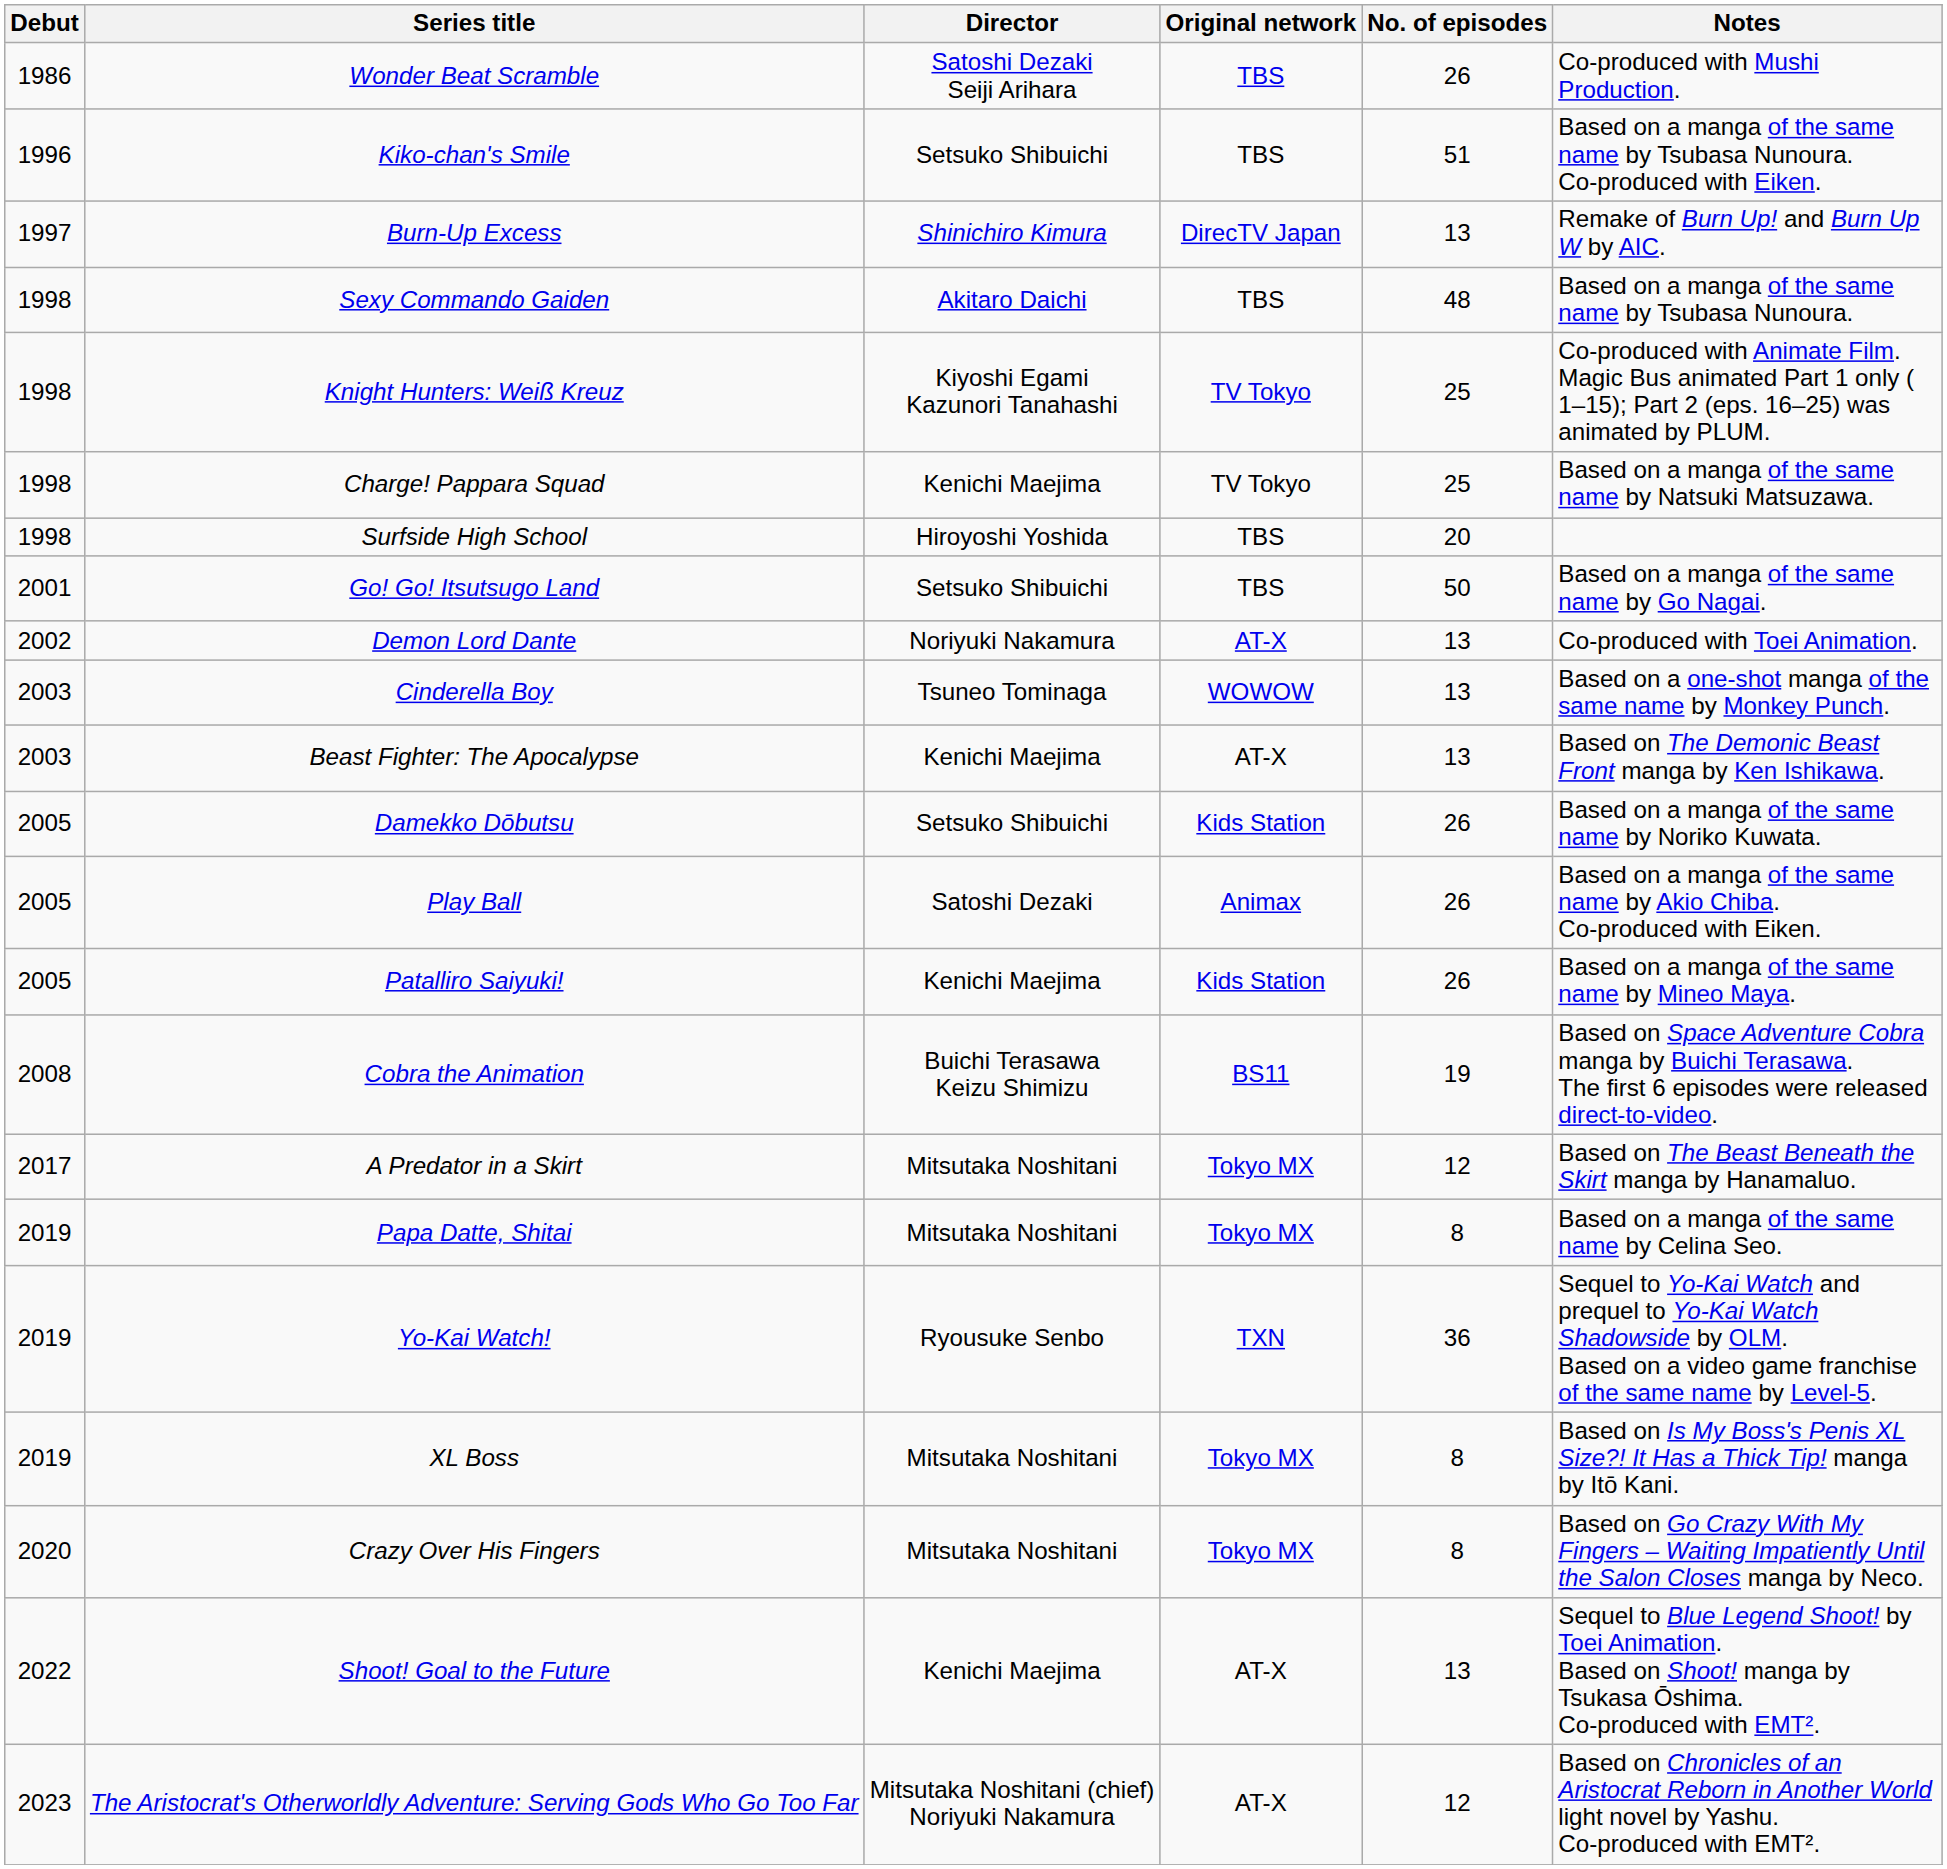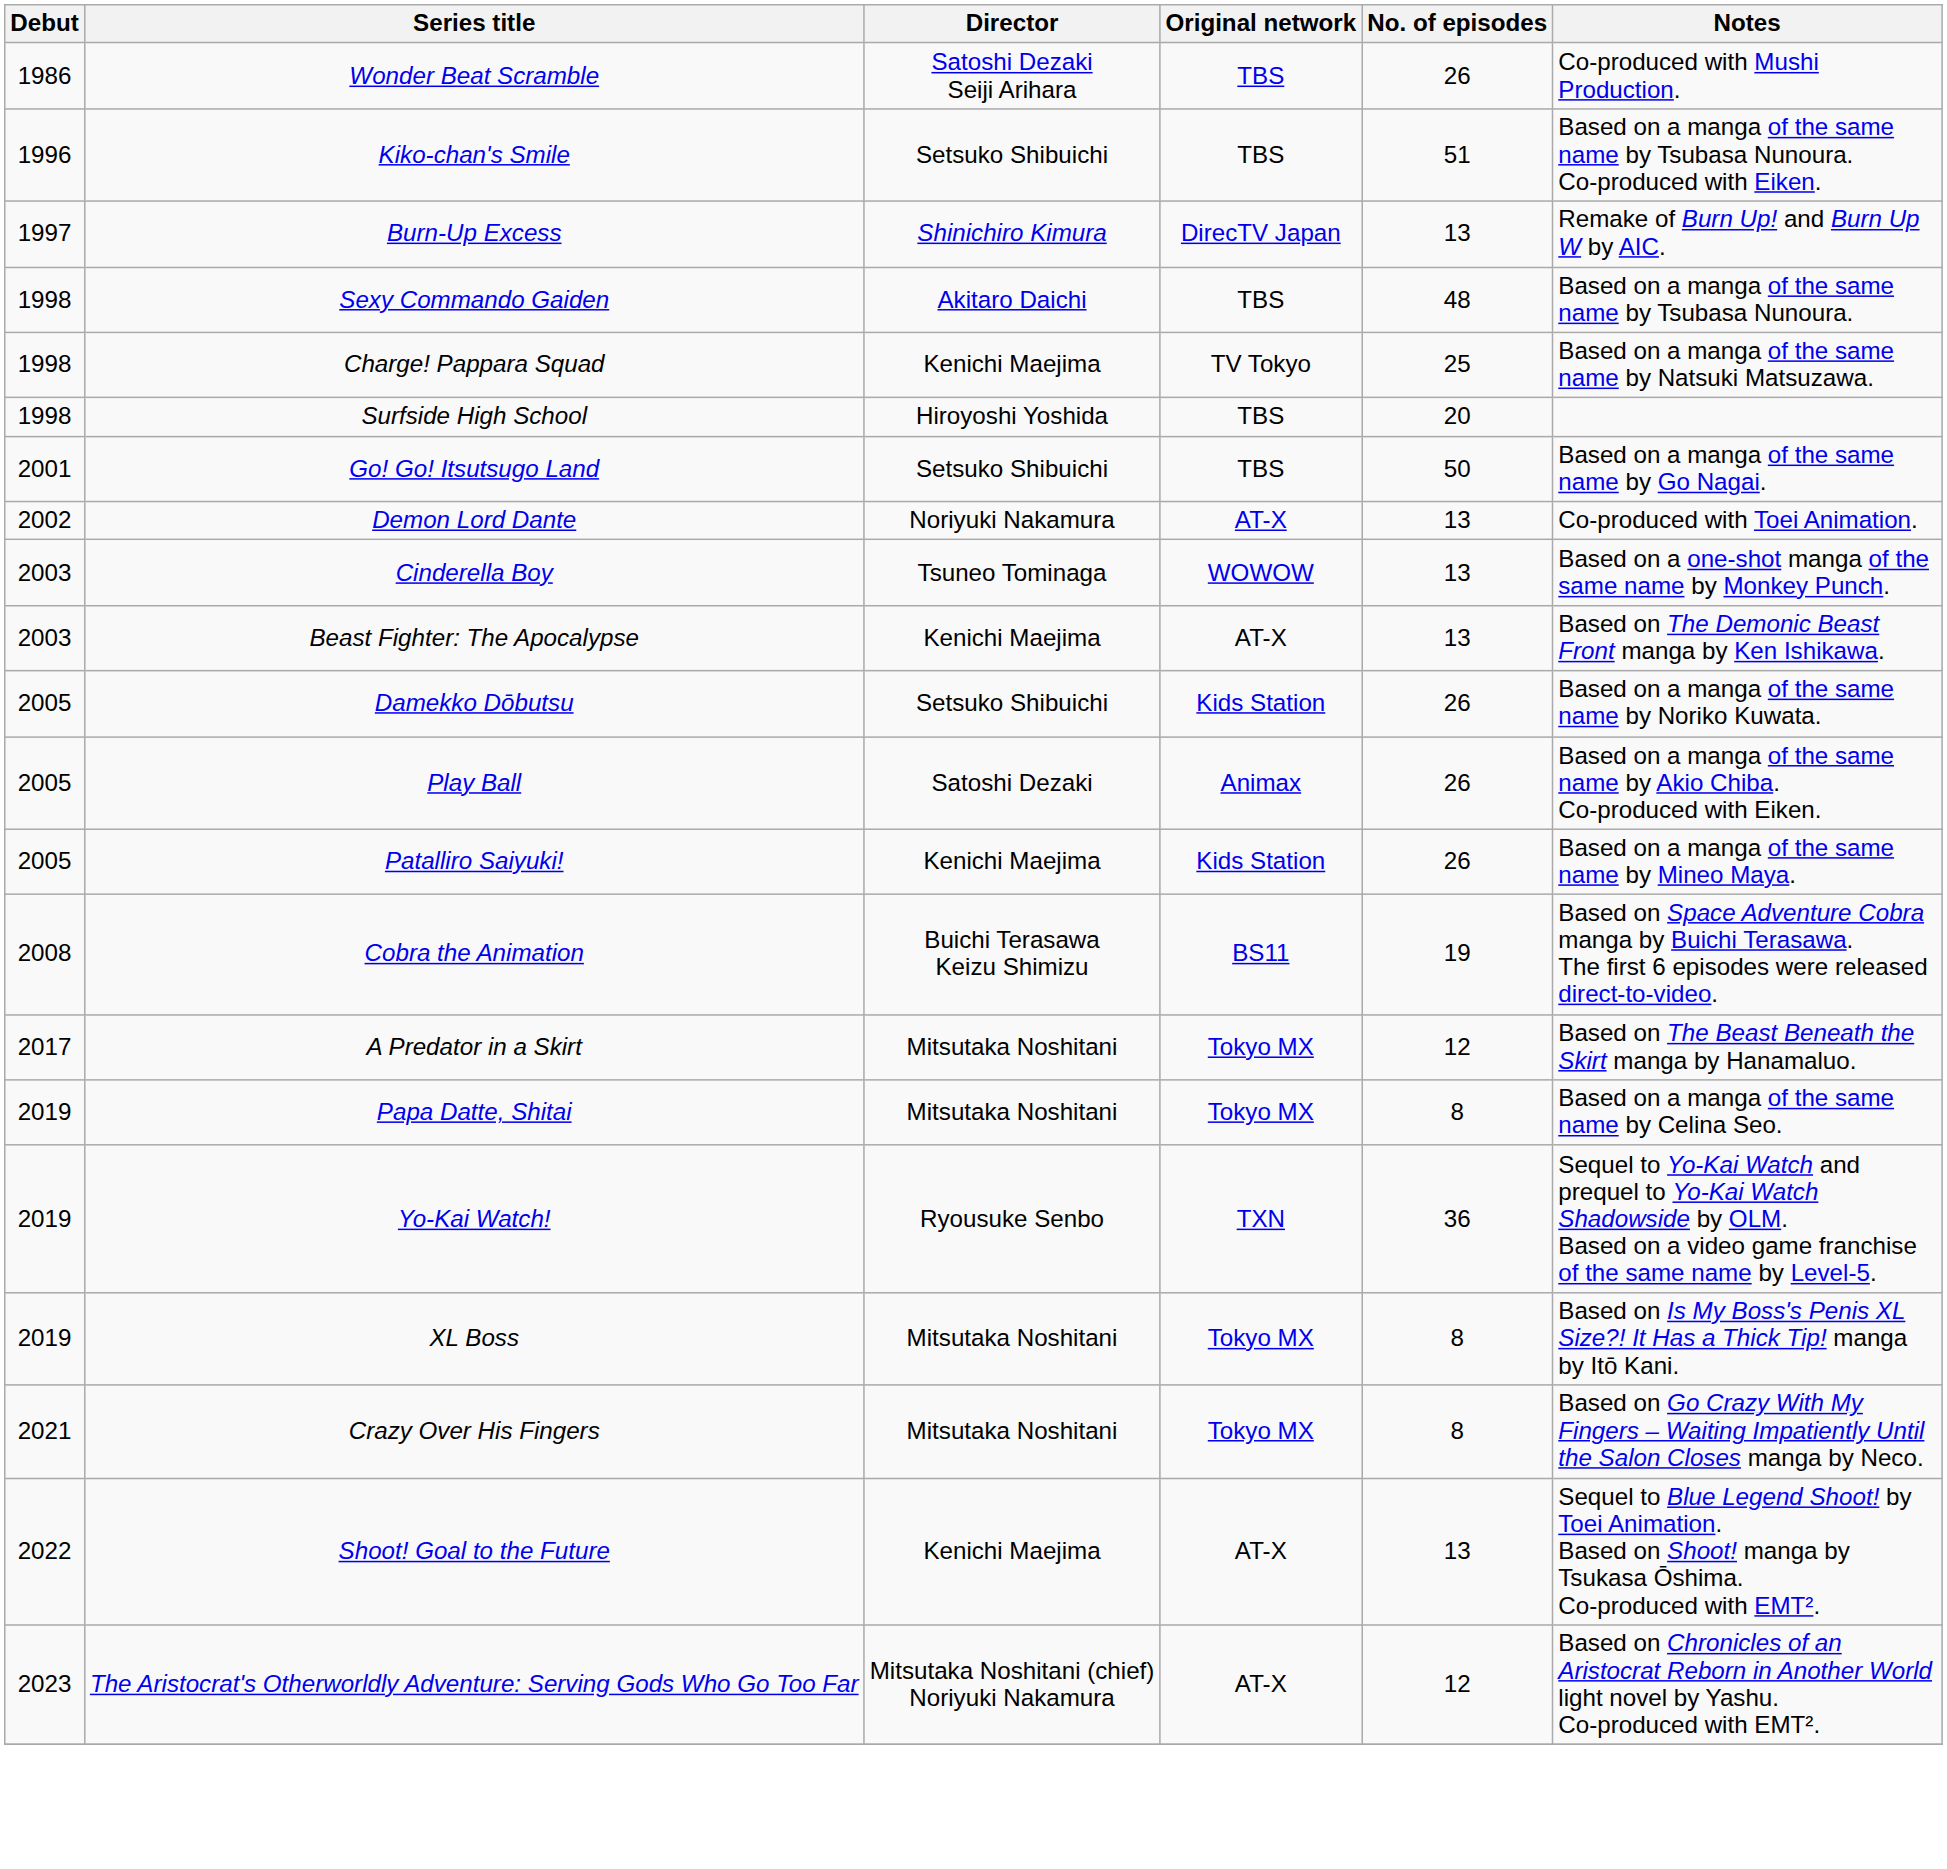- row: (474, 391)
(45, 1551) 2020 -> (45, 1431) 2021
